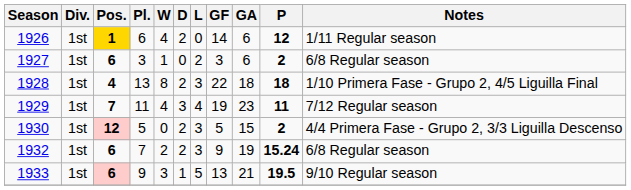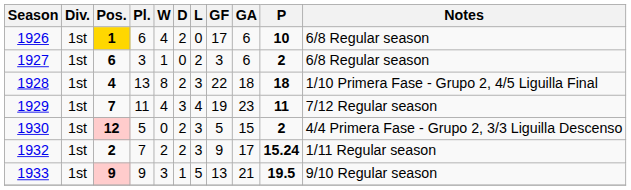(219, 38) 14 -> (219, 38) 17
(281, 38) 12 -> (281, 38) 10
(371, 38) 1/11 Regular season -> (368, 38) 6/8 Regular season
(112, 151) 6 -> (112, 151) 2
(246, 151) 19 -> (246, 151) 17
(368, 151) 6/8 Regular season -> (371, 151) 1/11 Regular season
(112, 173) 6 -> (112, 173) 9
